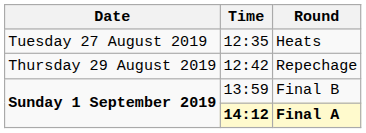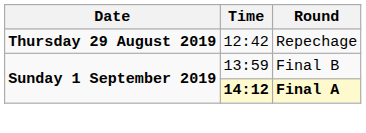- row: (299, 41)
(112, 66) normal -> (112, 41) bold
